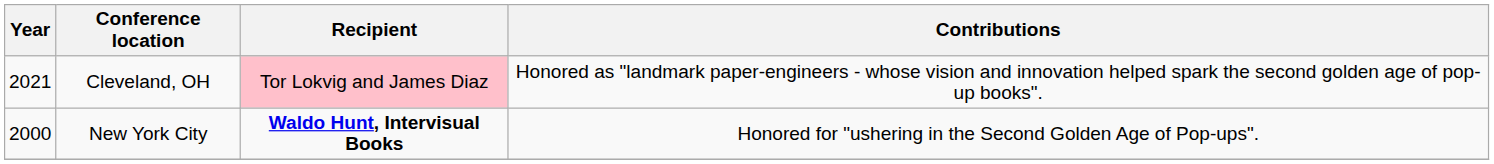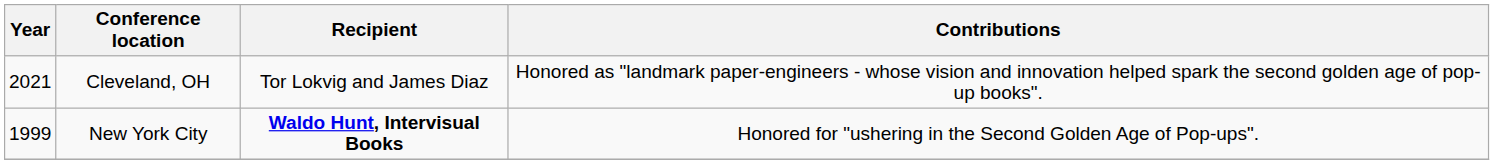(374, 81) pink background -> (374, 81) no background
(30, 133) 2000 -> (30, 133) 1999
